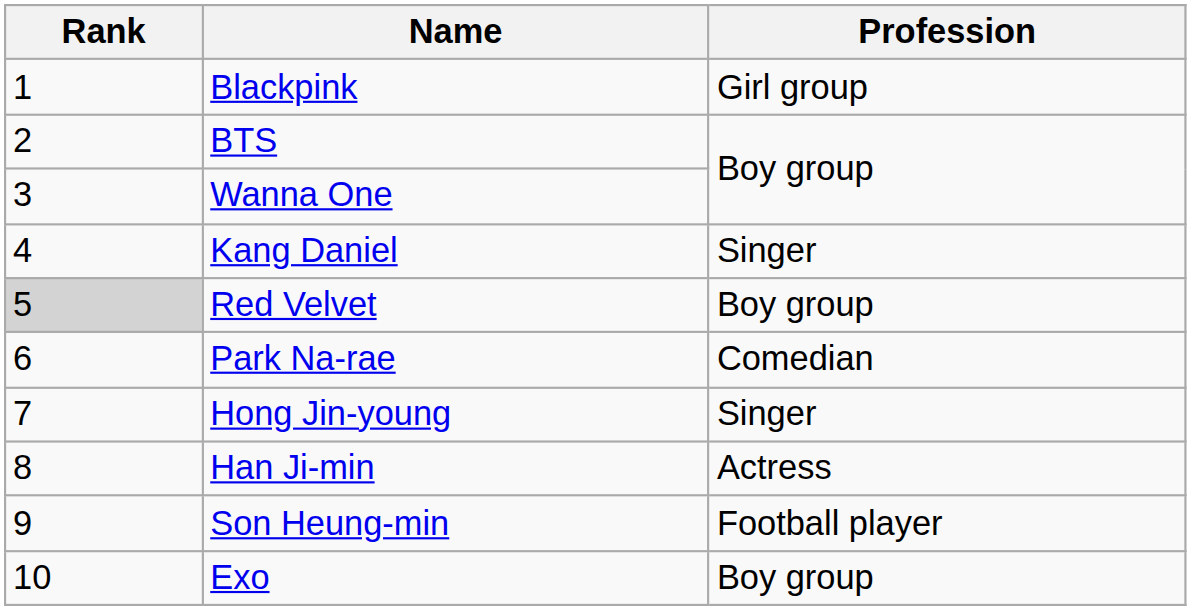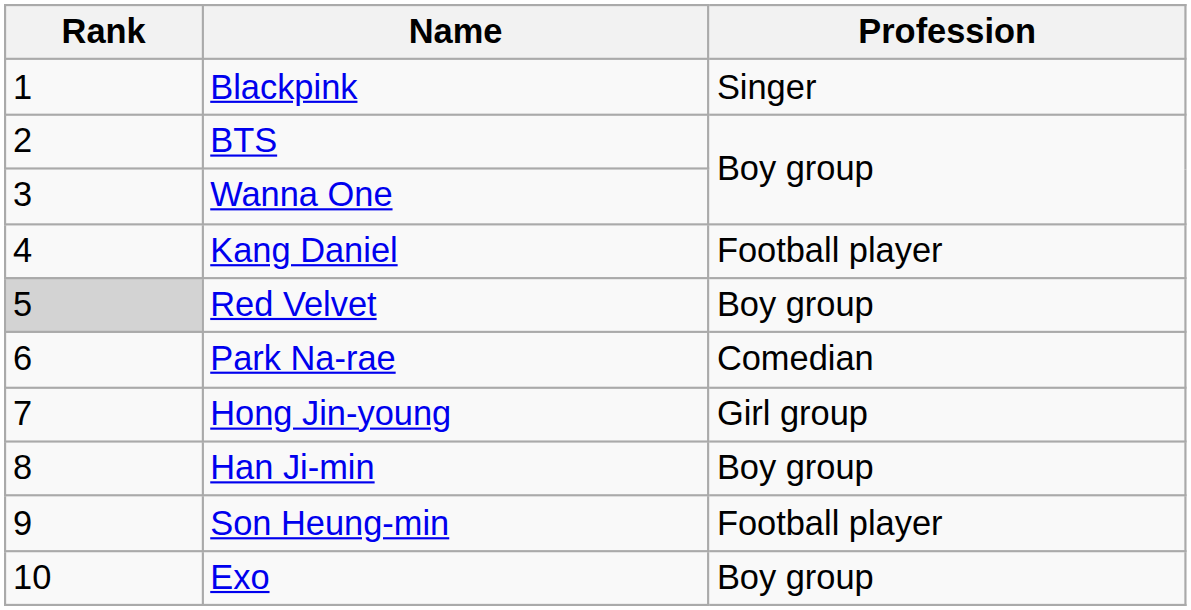(792, 86) Girl group -> (767, 86) Singer
(767, 250) Singer -> (830, 250) Football player
(767, 413) Singer -> (792, 413) Girl group
(774, 468) Actress -> (795, 468) Boy group
